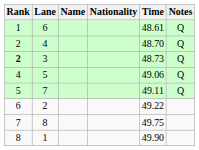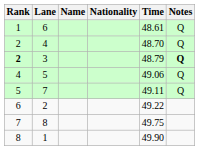(153, 59) 48.73 -> (153, 59) 48.79
(180, 59) normal -> (180, 59) bold
